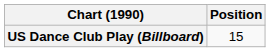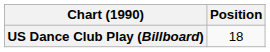(236, 36) 15 -> (236, 36) 18
